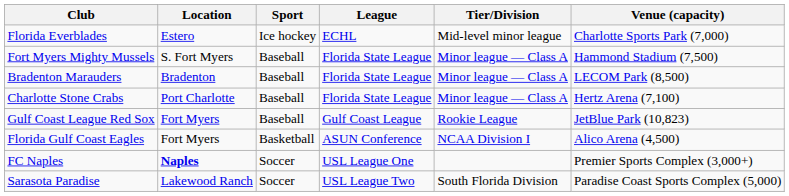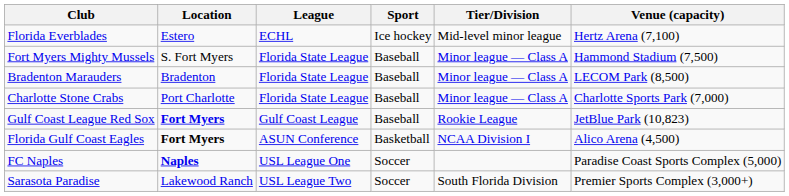columns swapped: (288, 14) <-> (377, 14)
(651, 35) Charlotte Sports Park (7,000) -> (627, 35) Hertz Arena (7,100)
(627, 98) Hertz Arena (7,100) -> (651, 98) Charlotte Sports Park (7,000)
(190, 118) normal -> (193, 118) bold
(190, 139) normal -> (193, 139) bold
(663, 160) Premier Sports Complex (3,000+) -> (678, 160) Paradise Coast Sports Complex (5,000)
(678, 181) Paradise Coast Sports Complex (5,000) -> (663, 181) Premier Sports Complex (3,000+)
